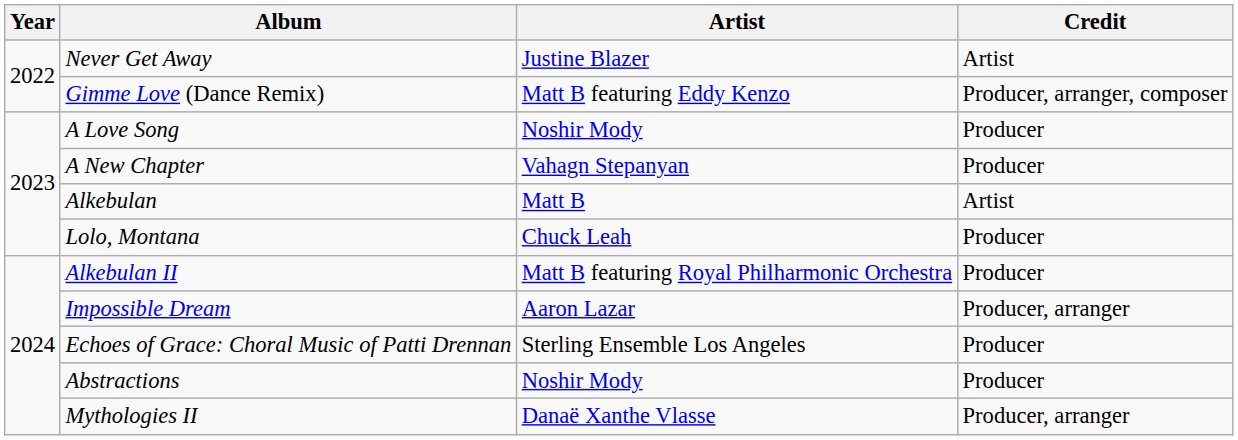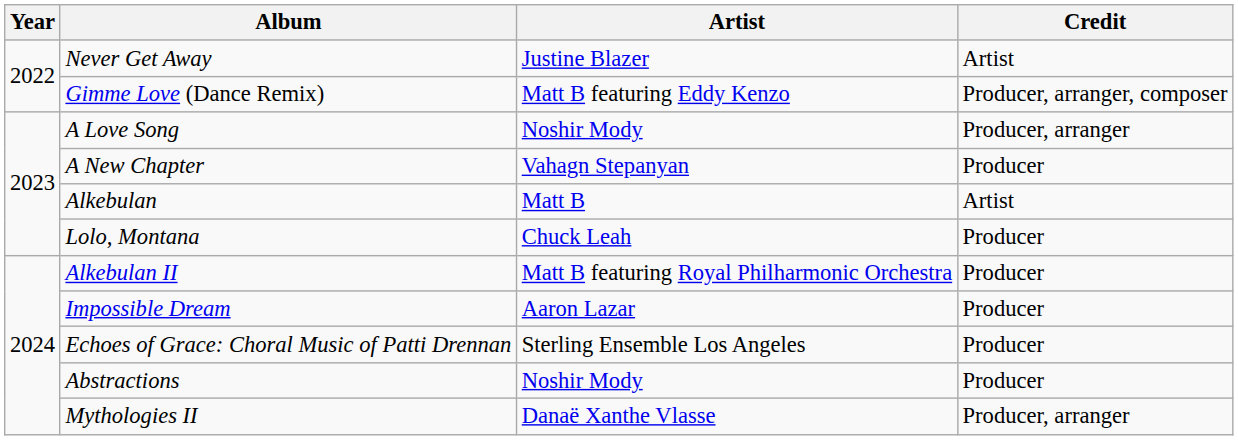(1003, 129) Producer -> (1046, 129) Producer, arranger
(1046, 308) Producer, arranger -> (1003, 308) Producer
